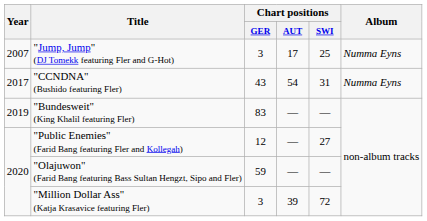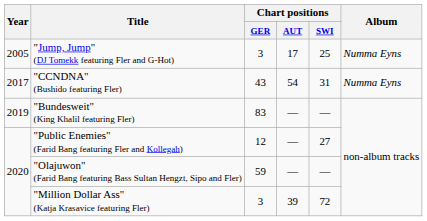(18, 53) 2007 -> (18, 53) 2005
